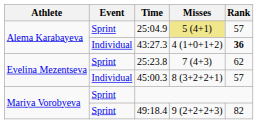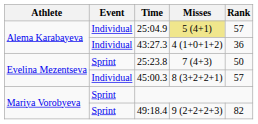(104, 29) Sprint -> (112, 29) Individual
(239, 45) bold -> (239, 45) normal
(239, 62) 62 -> (239, 62) 50
